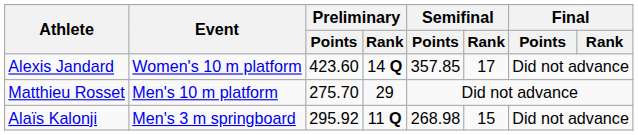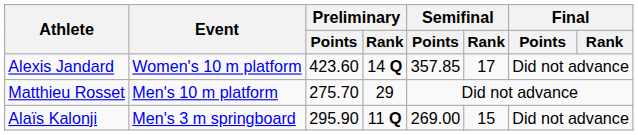(334, 118) 295.92 -> (334, 118) 295.90
(435, 118) 268.98 -> (435, 118) 269.00
